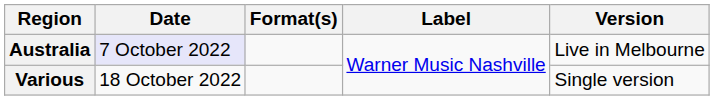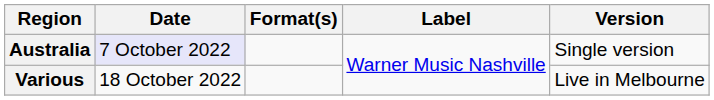(630, 49) Live in Melbourne -> (614, 49) Single version
(614, 79) Single version -> (630, 79) Live in Melbourne
